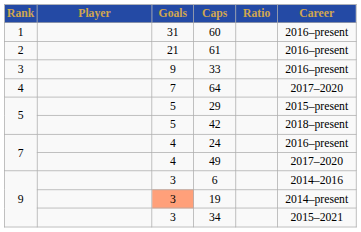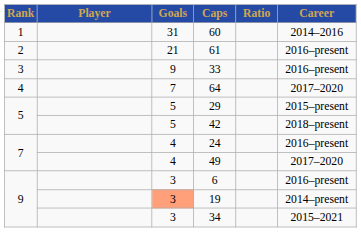(317, 32) 2016–present -> (317, 32) 2014–2016
(317, 180) 2014–2016 -> (317, 180) 2016–present
